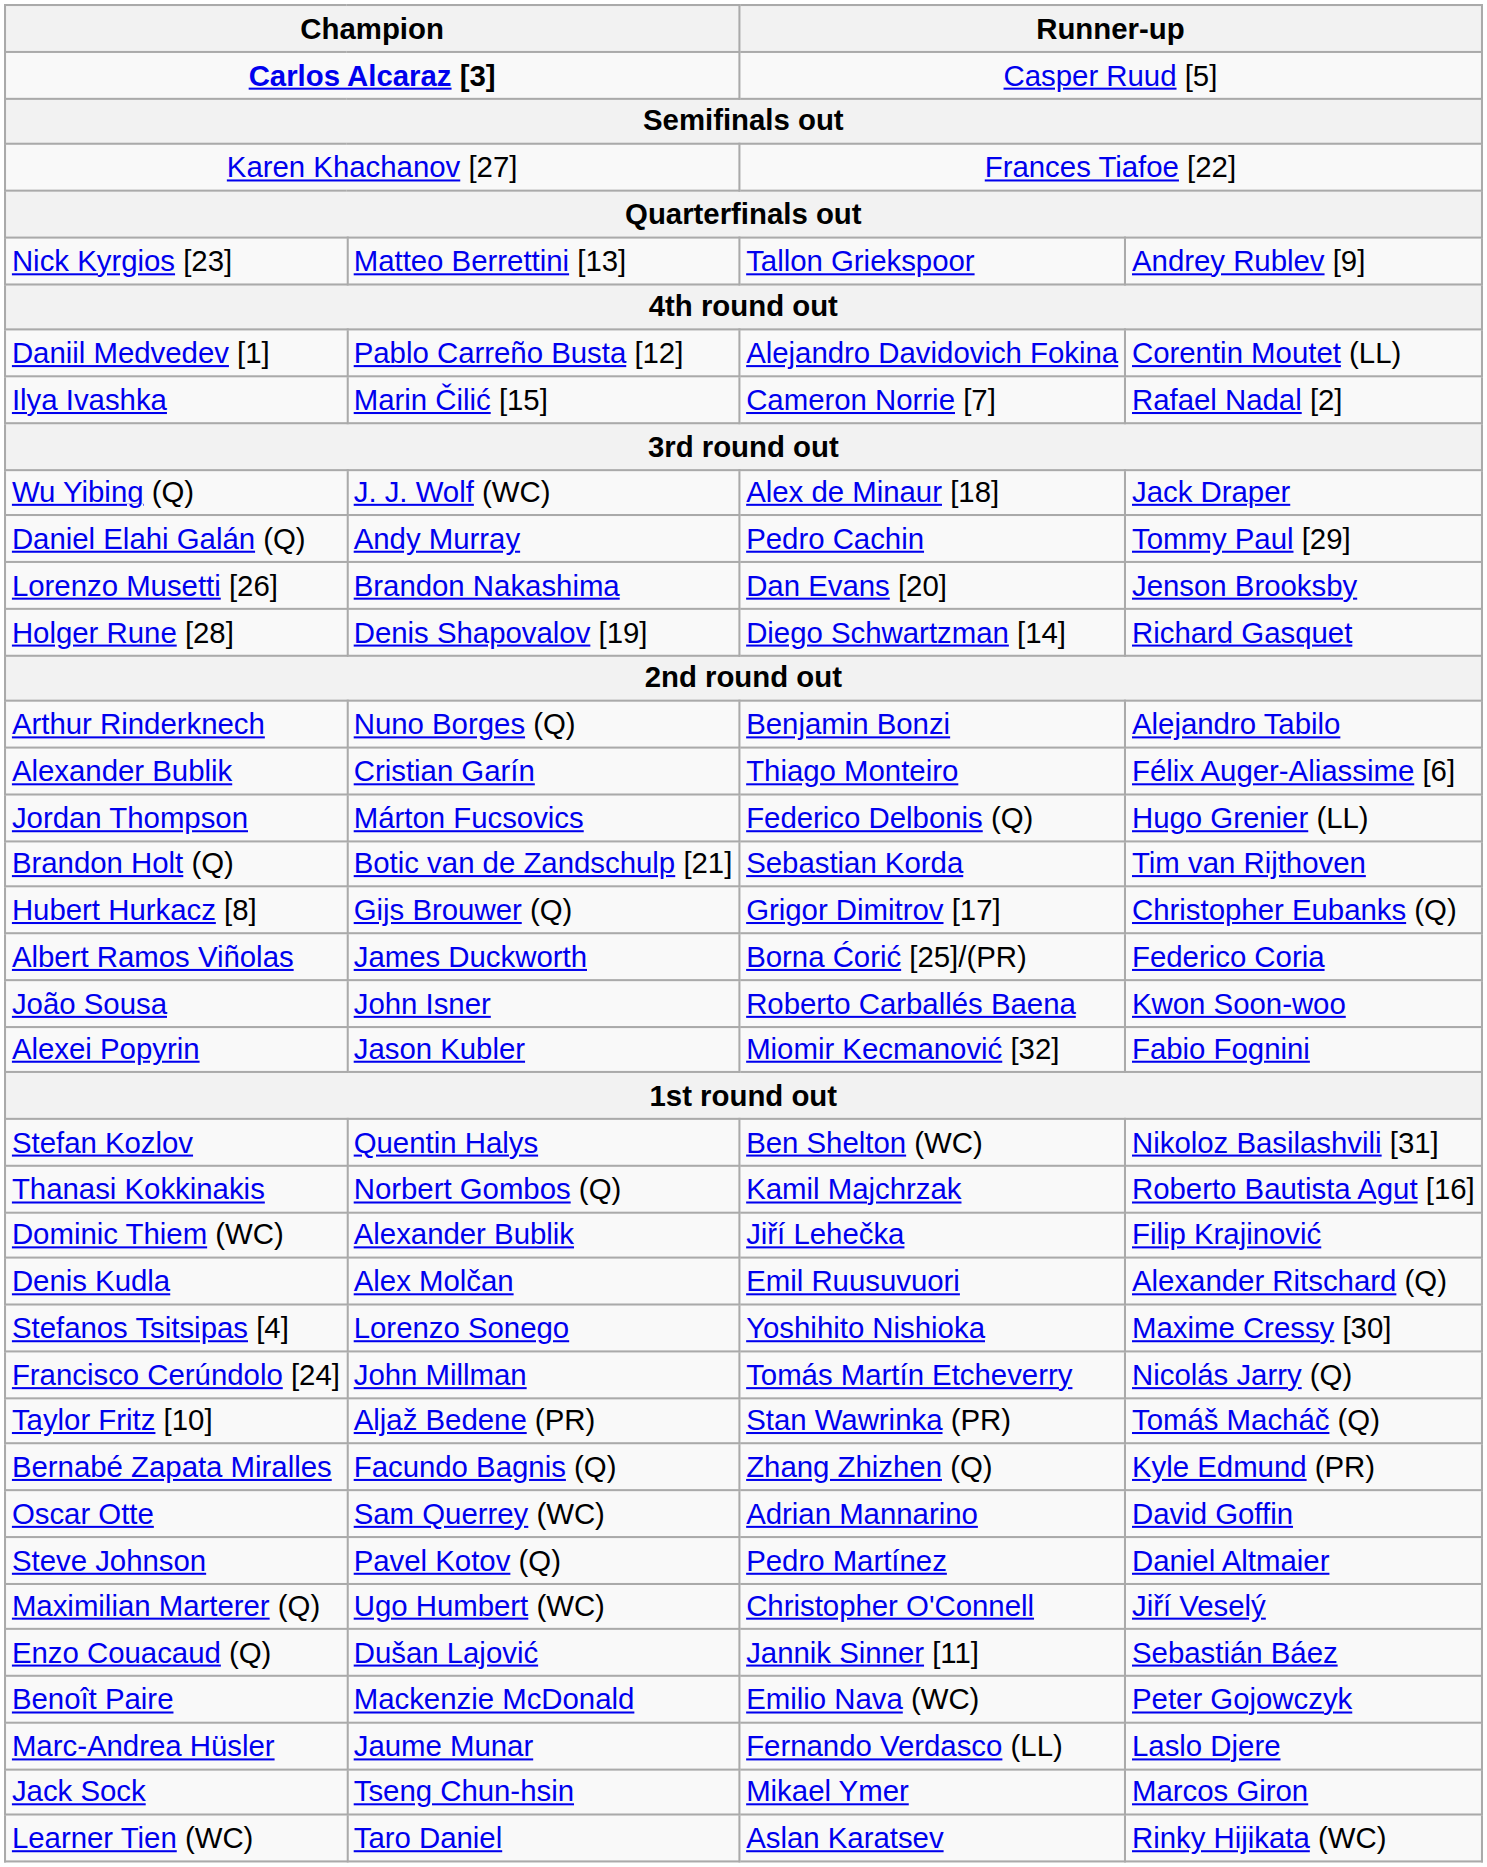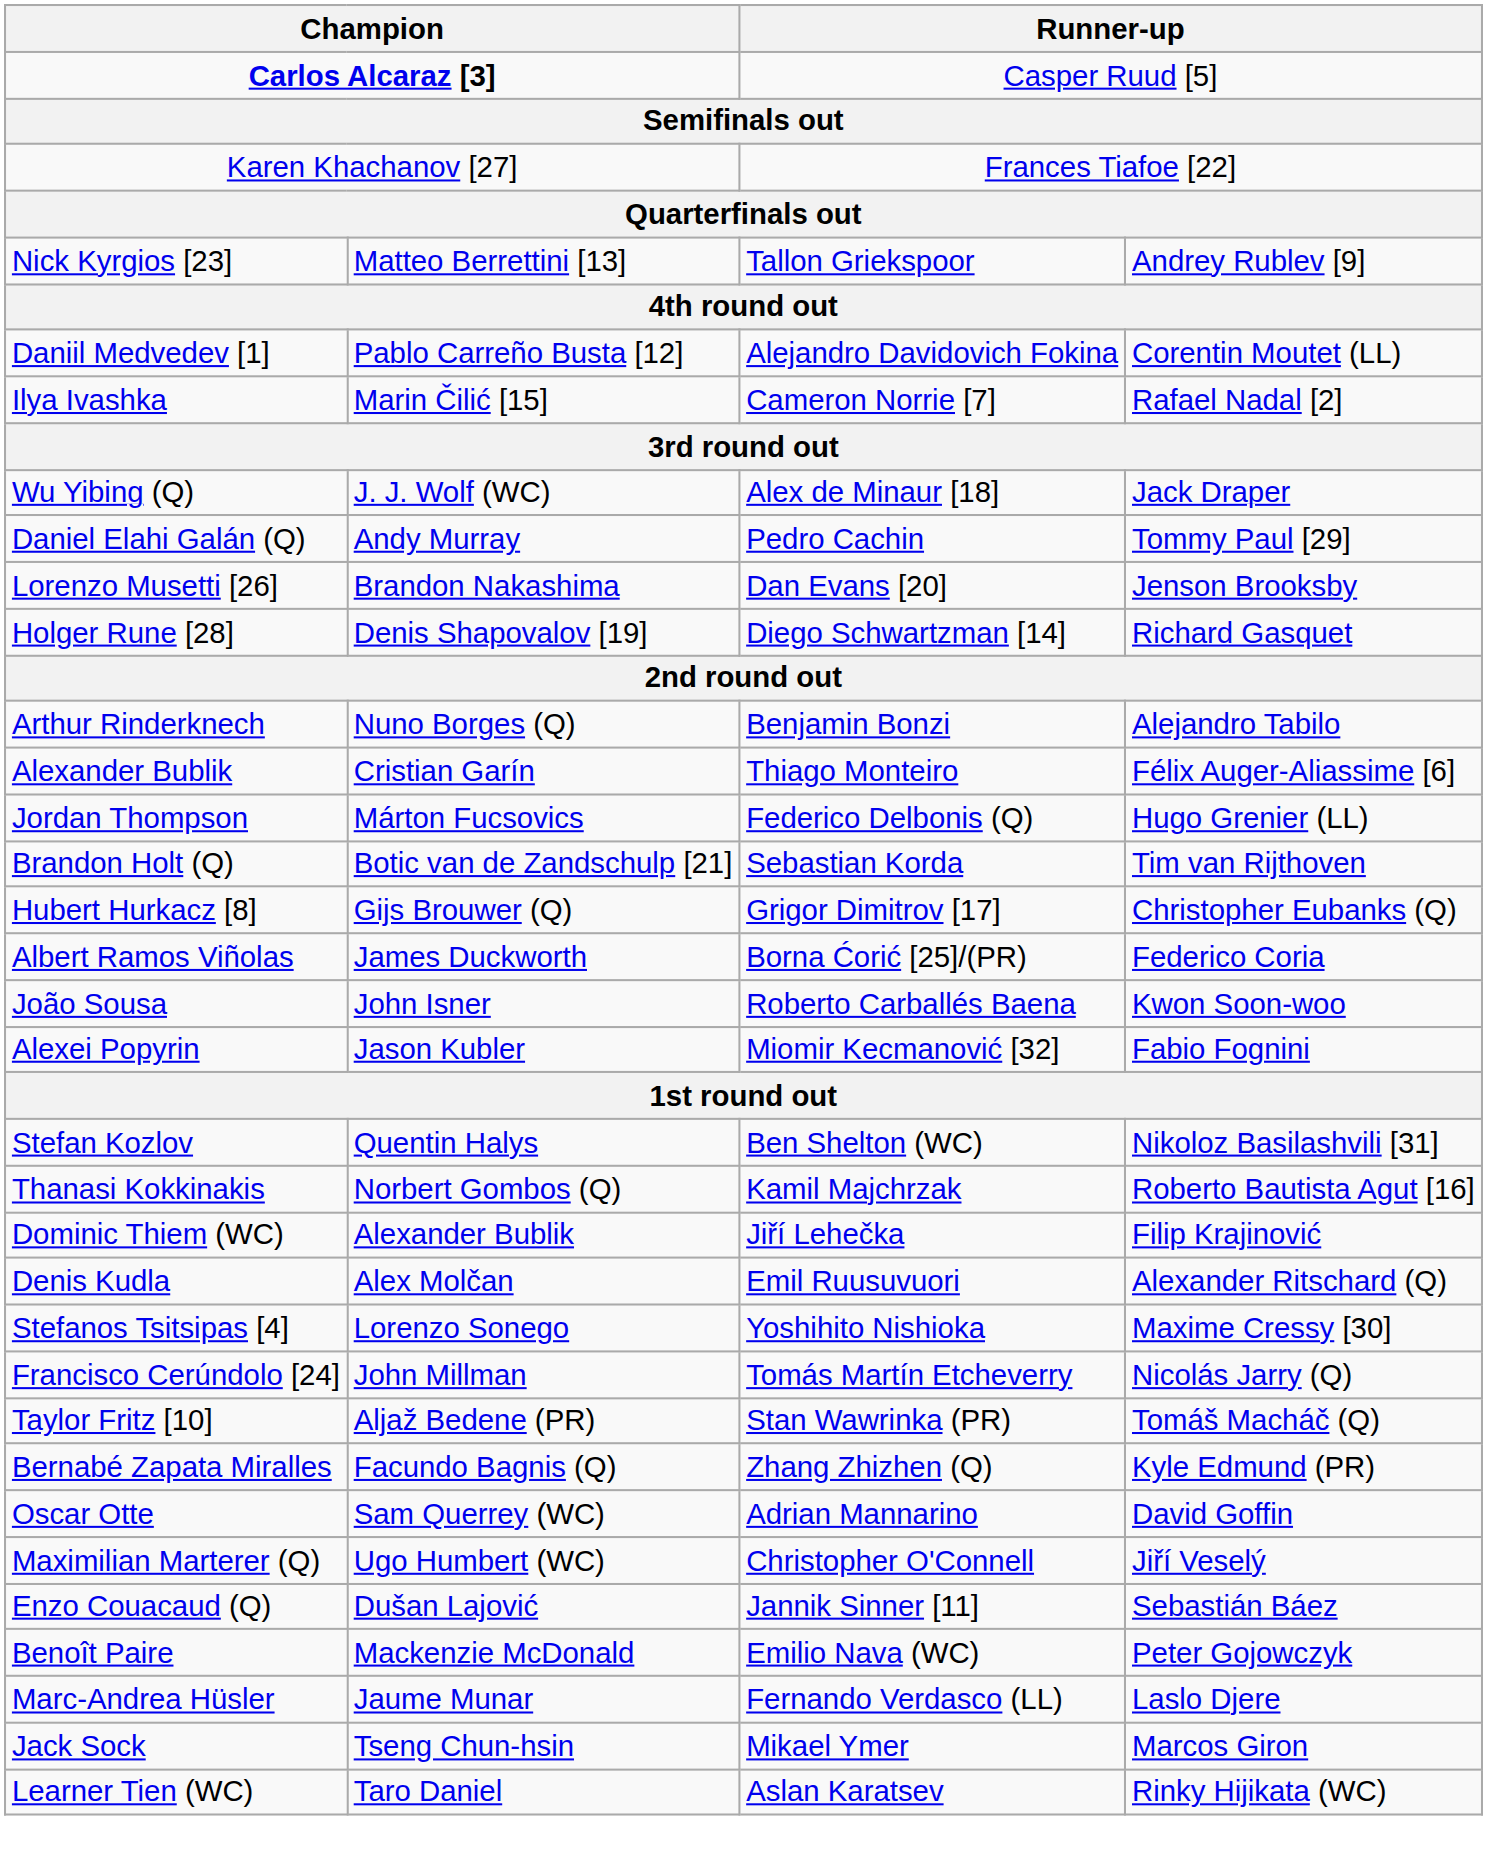- row: (109, 1560)
